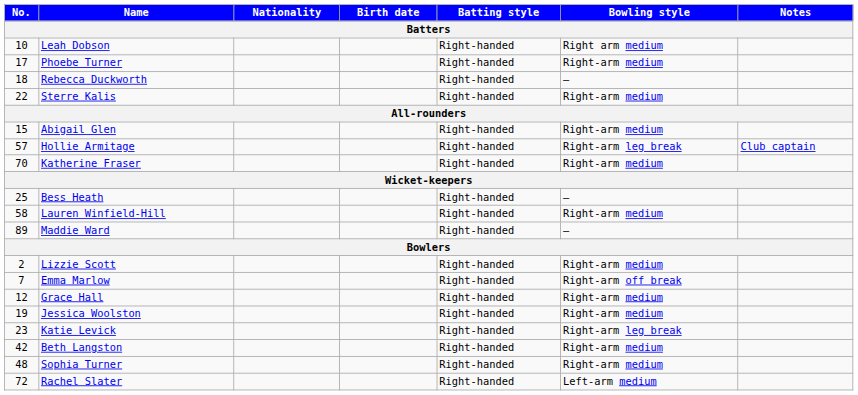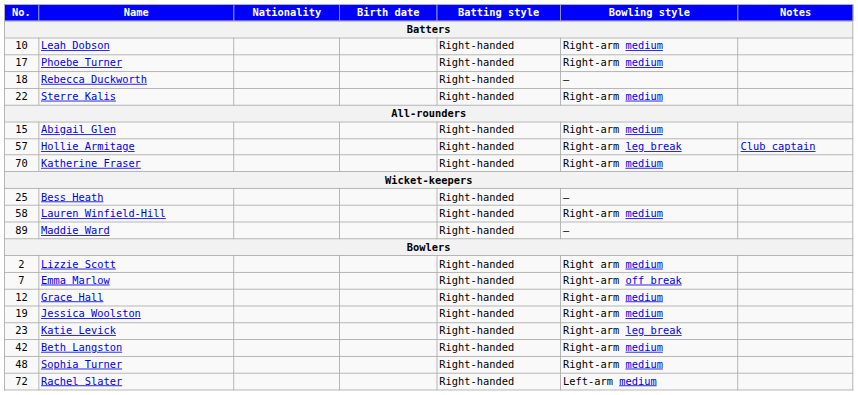(613, 47) Right arm medium -> (613, 47) Right-arm medium
(613, 264) Right-arm medium -> (613, 264) Right arm medium
